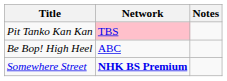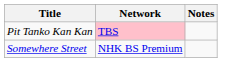- row: (50, 48)
(143, 66) bold -> (140, 48) normal
